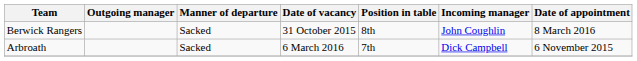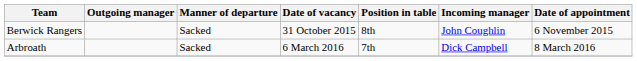(565, 30) 8 March 2016 -> (574, 30) 6 November 2015
(574, 47) 6 November 2015 -> (565, 47) 8 March 2016
